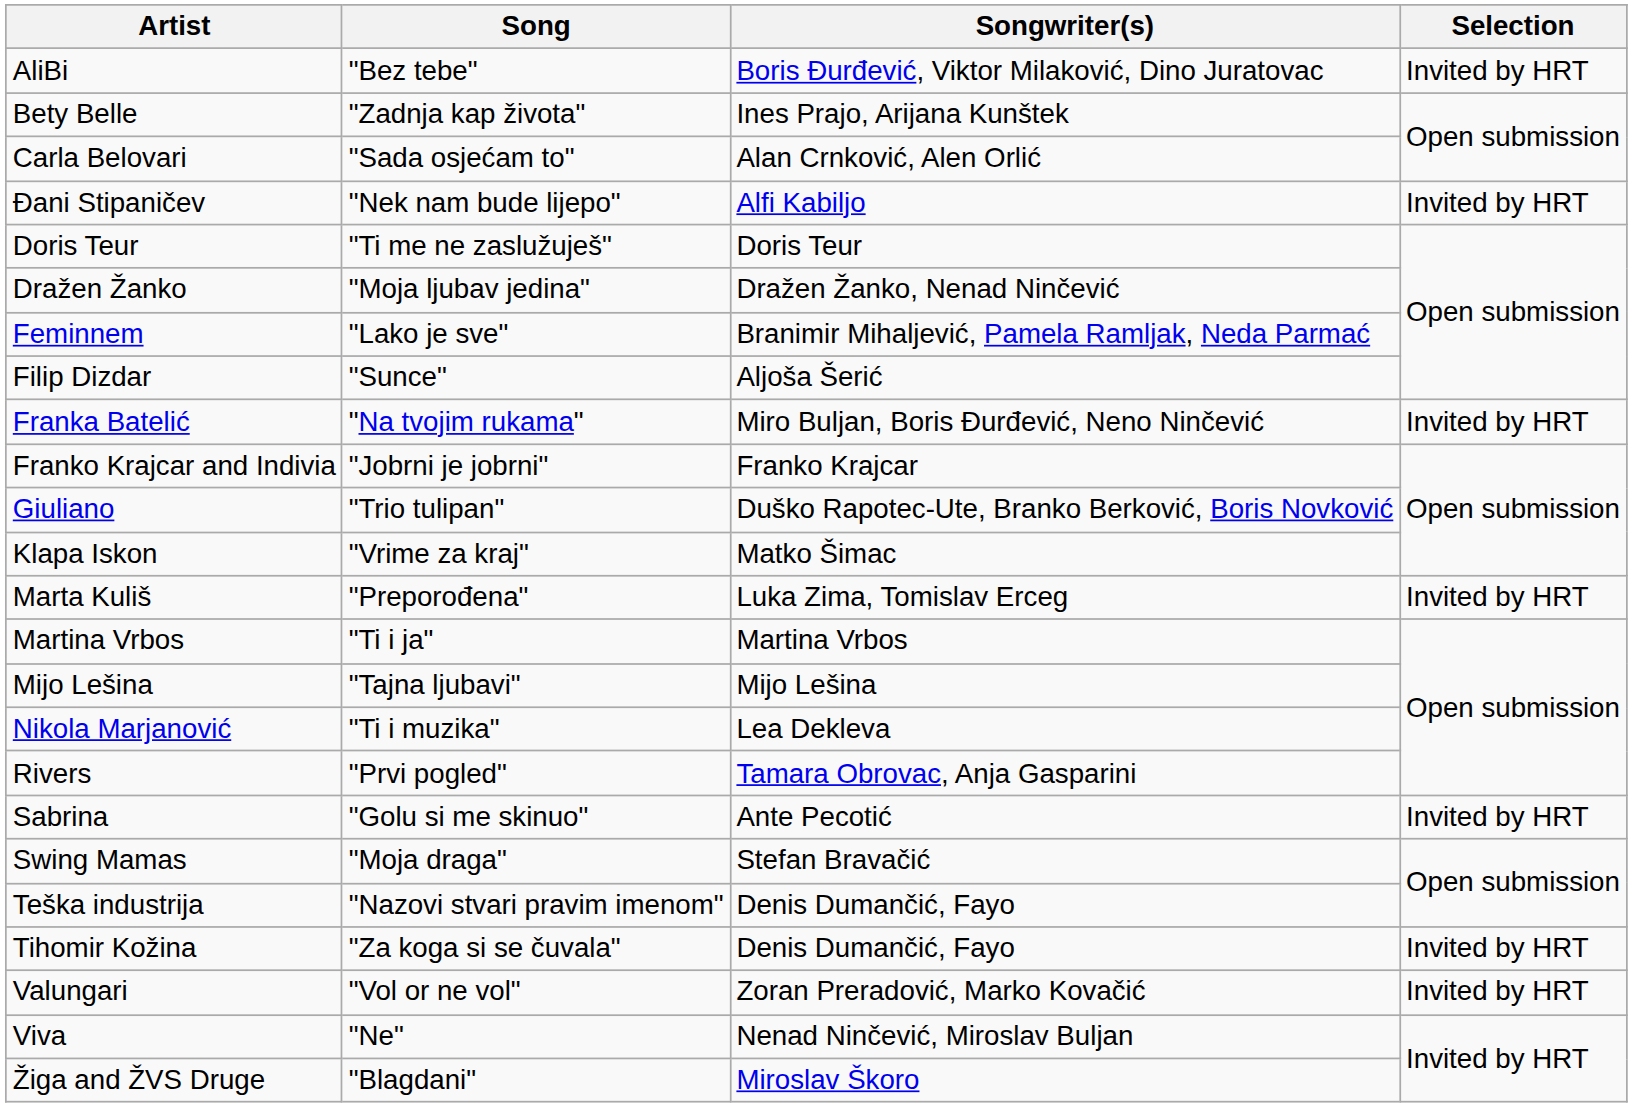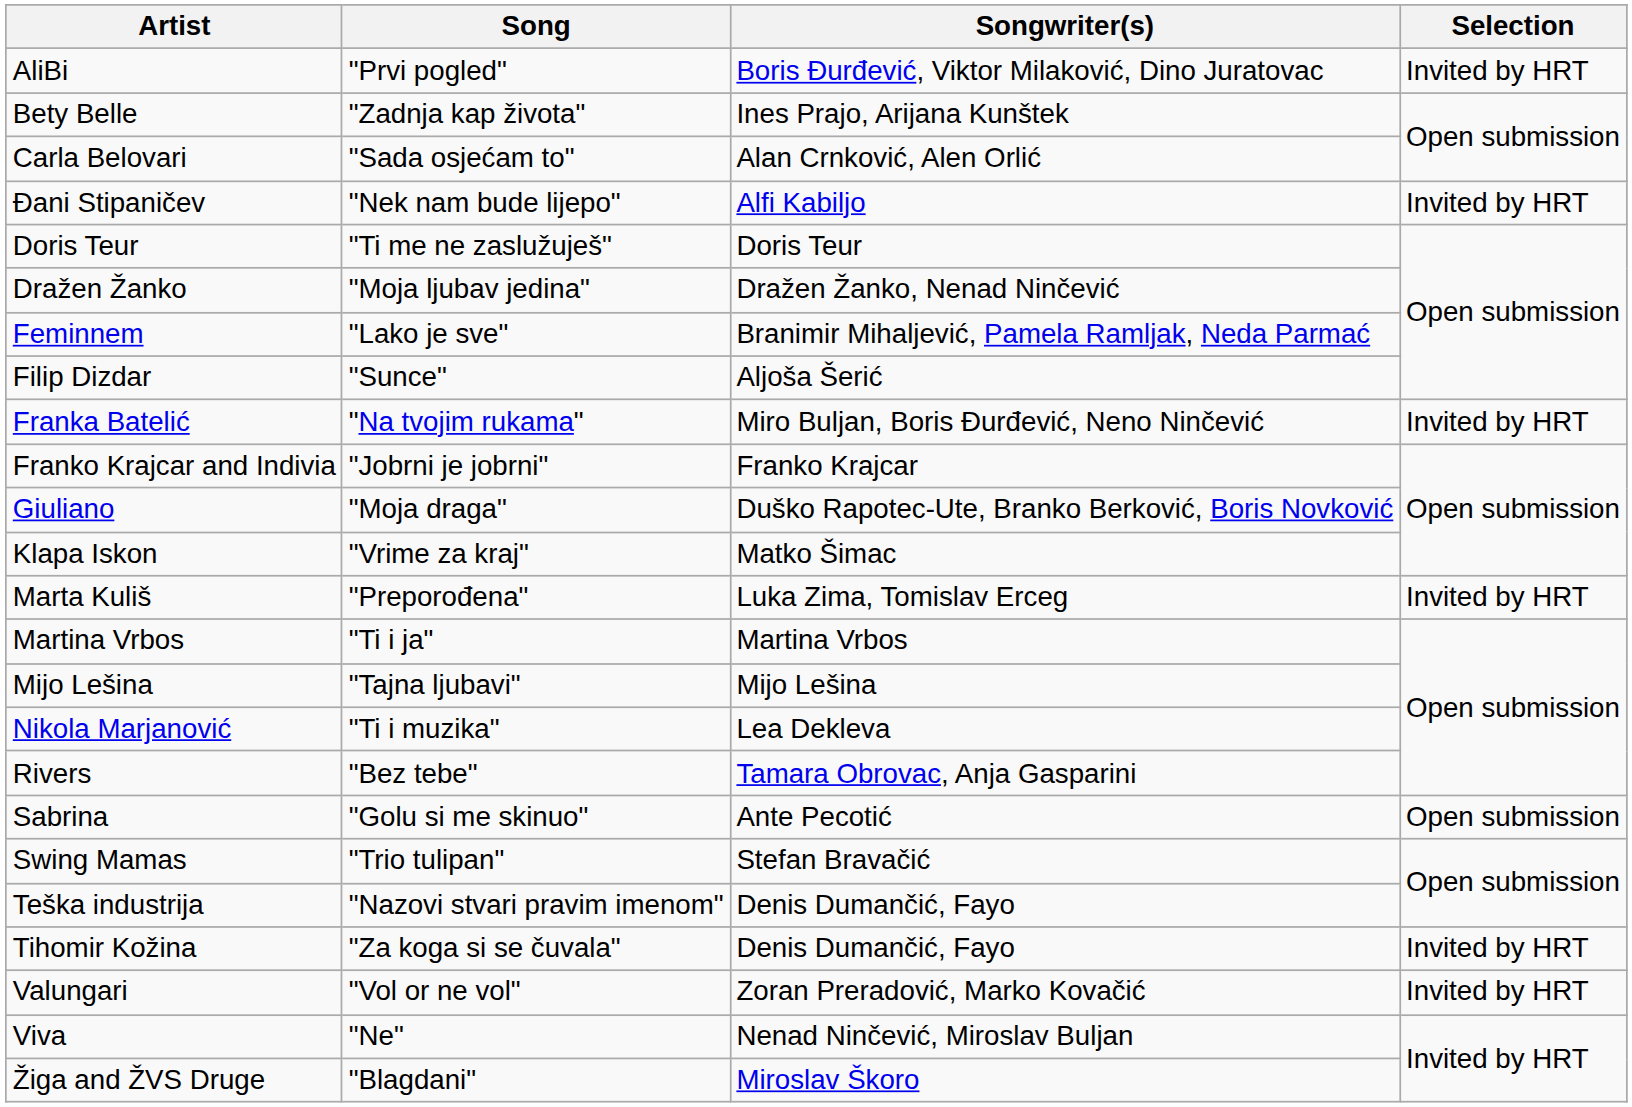(413, 70) "Bez tebe" -> (428, 70) "Prvi pogled"
(426, 509) "Trio tulipan" -> (428, 509) "Moja draga"
(428, 772) "Prvi pogled" -> (413, 772) "Bez tebe"
(1497, 816) Invited by HRT -> (1513, 816) Open submission
(428, 860) "Moja draga" -> (426, 860) "Trio tulipan"
